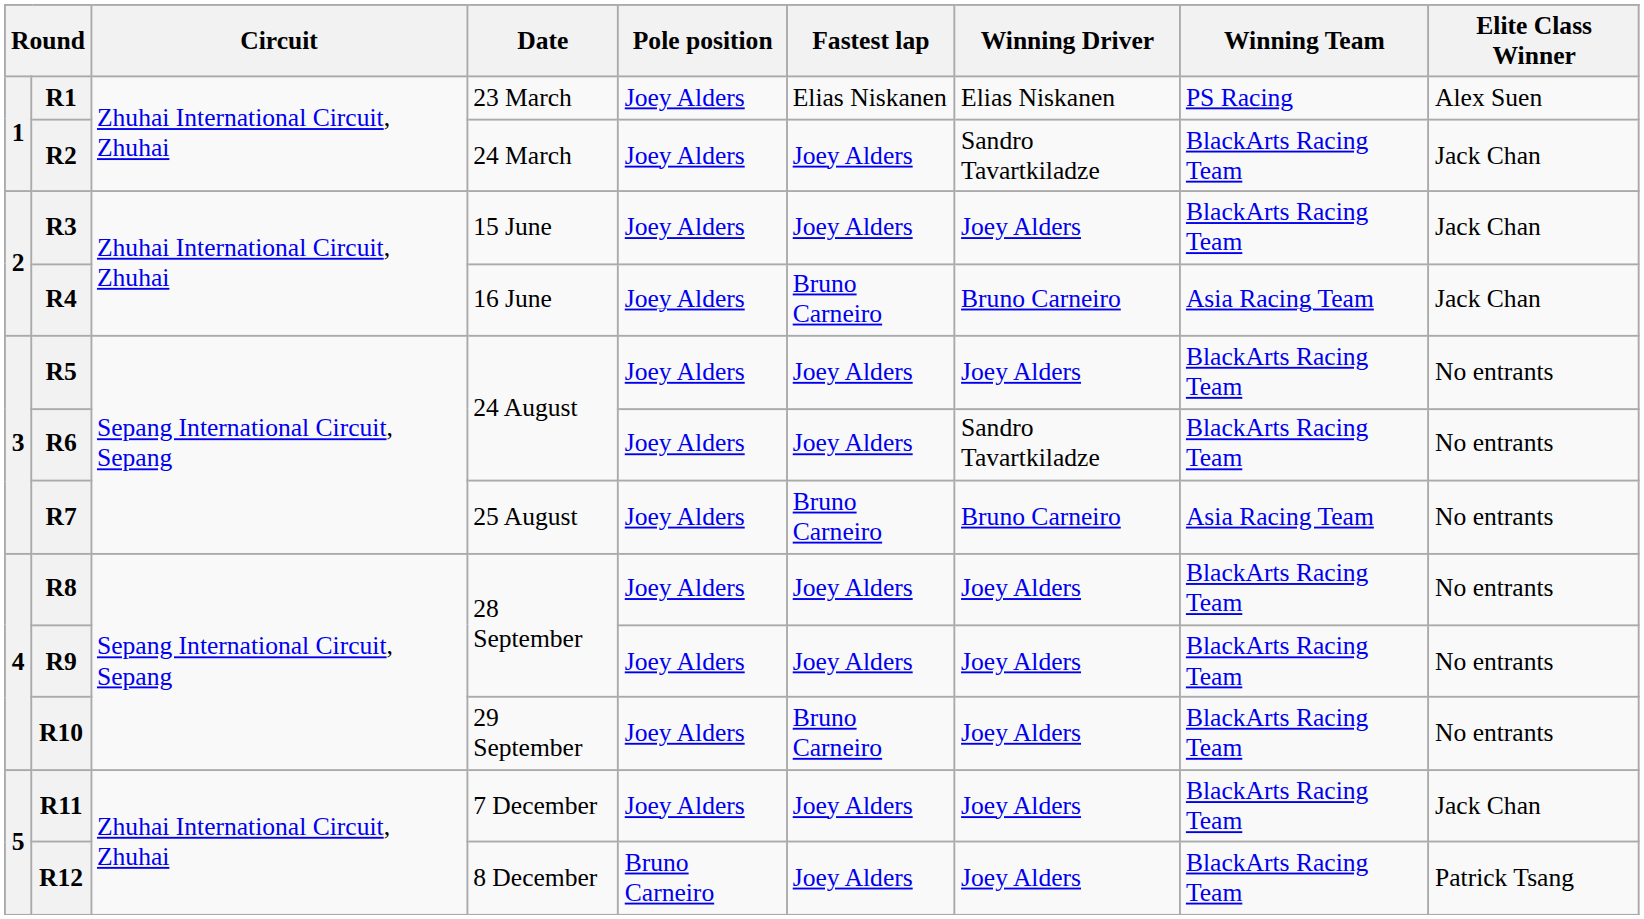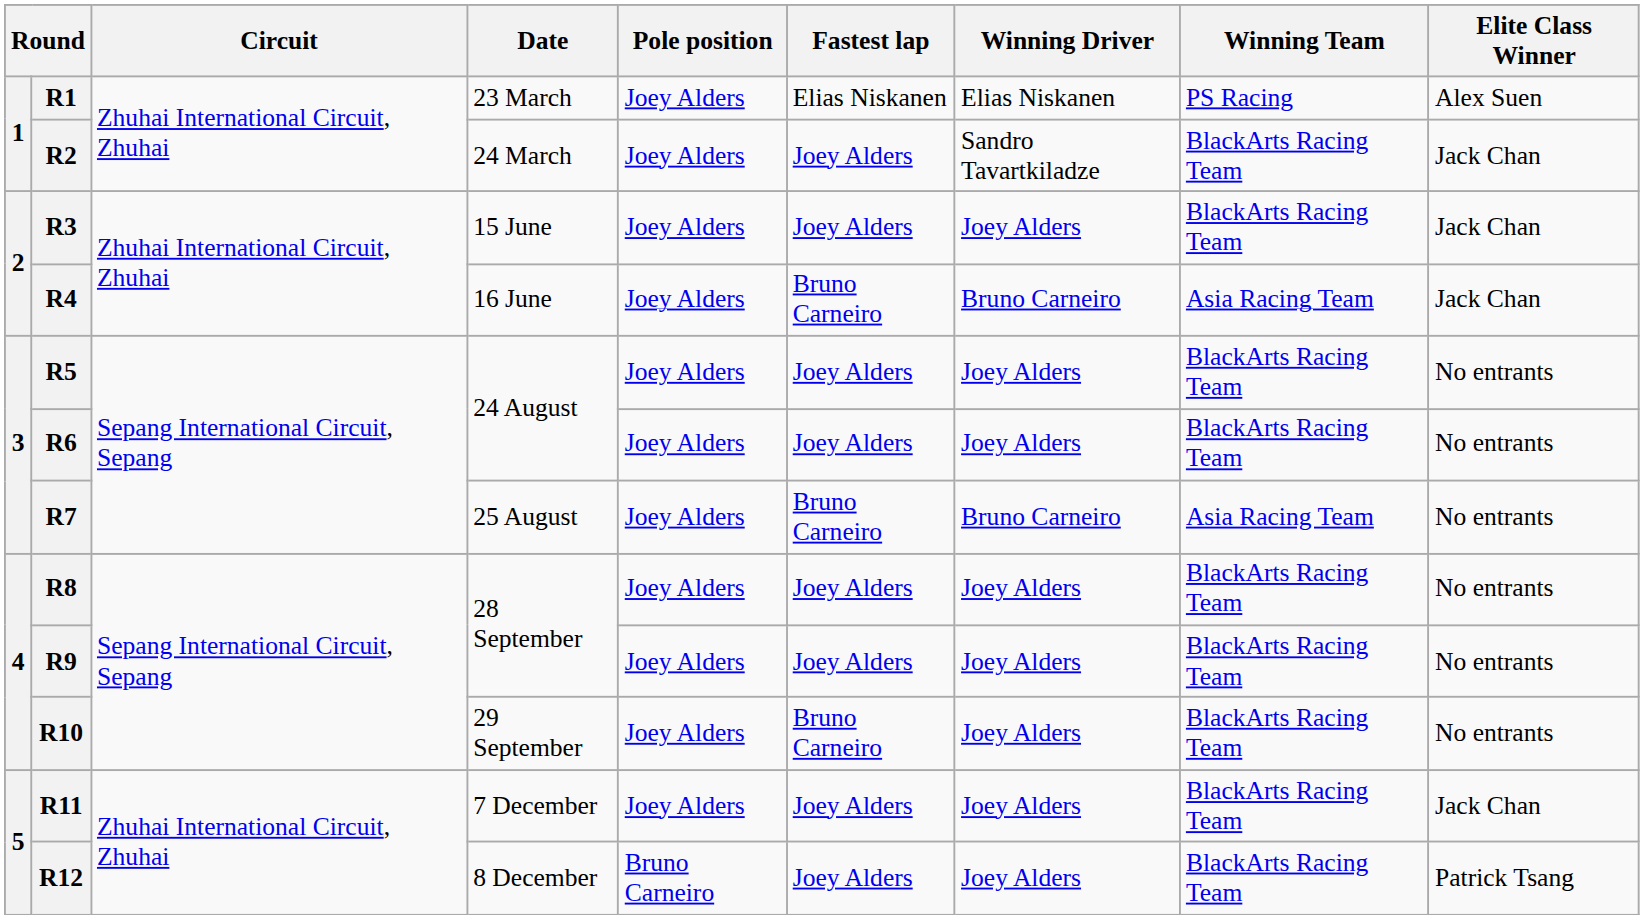(1030, 443) Sandro Tavartkiladze -> (1021, 443) Joey Alders
